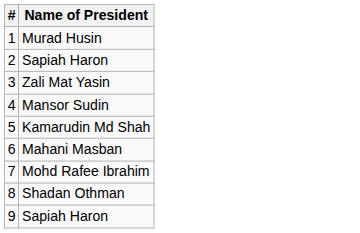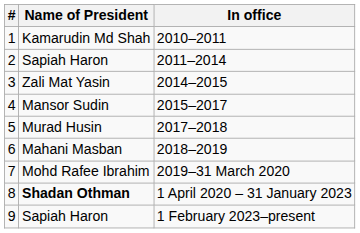+ column: (254, 15)
(62, 37) Murad Husin -> (86, 37) Kamarudin Md Shah
(86, 127) Kamarudin Md Shah -> (62, 127) Murad Husin
(73, 194) normal -> (76, 194) bold
